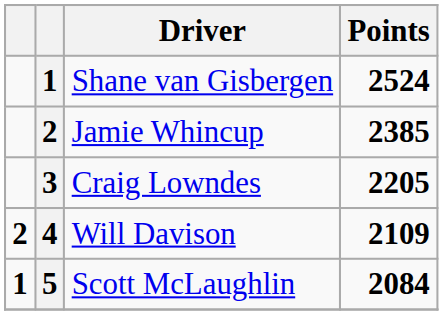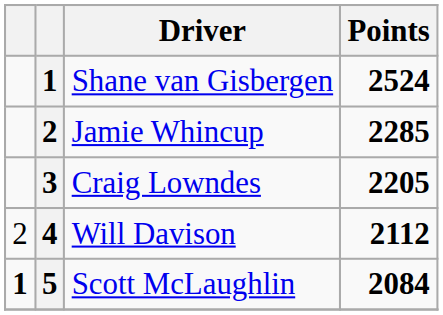(399, 131) 2385 -> (399, 131) 2285
(20, 233) bold -> (20, 233) normal
(399, 233) 2109 -> (400, 233) 2112
